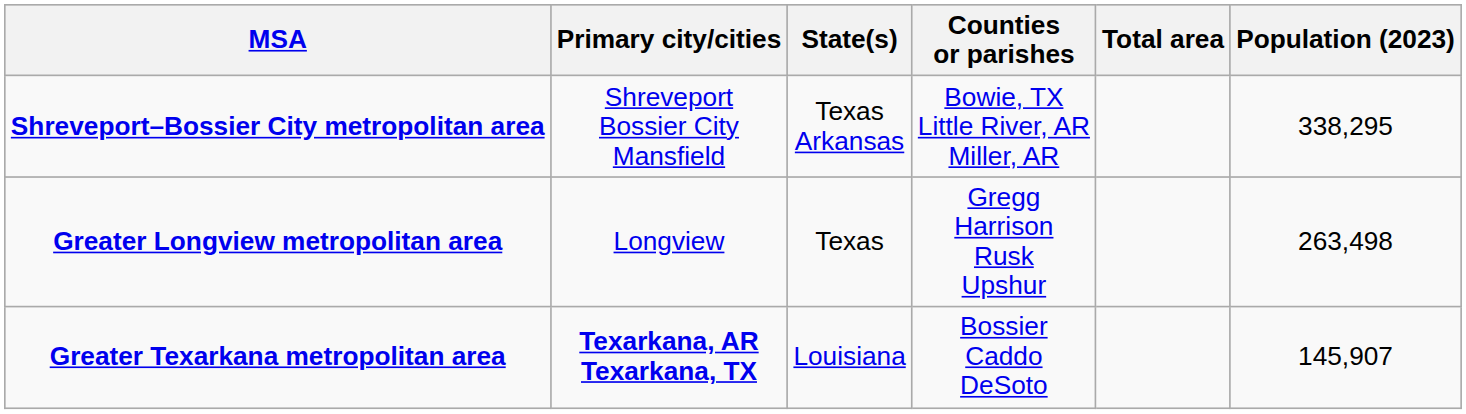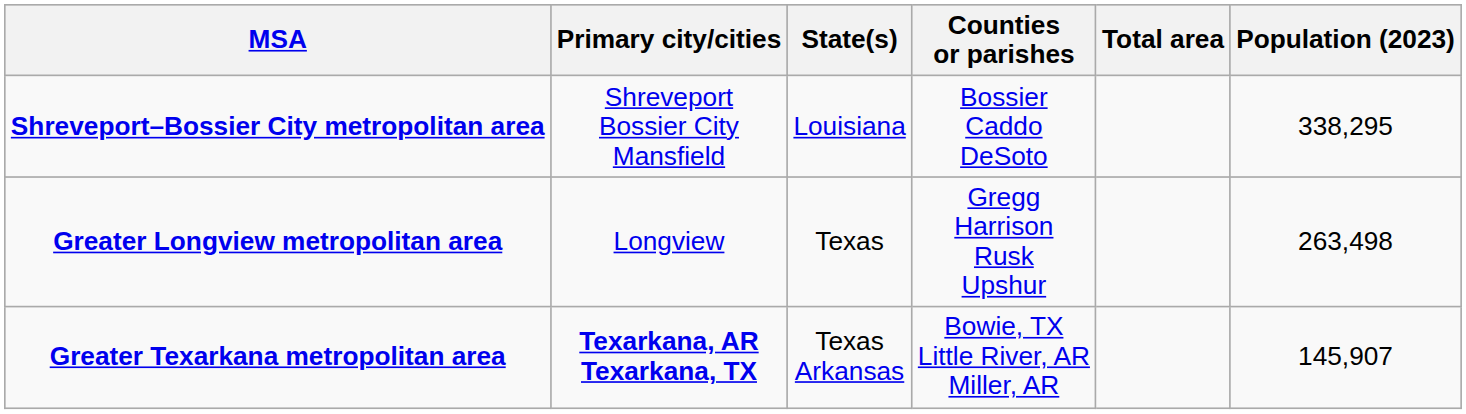(850, 125) Texas Arkansas -> (850, 125) Louisiana
(1004, 125) Bowie, TX Little River, AR Miller, AR -> (1004, 125) Bossier Caddo DeSoto
(850, 356) Louisiana -> (850, 356) Texas Arkansas
(1004, 356) Bossier Caddo DeSoto -> (1004, 356) Bowie, TX Little River, AR Miller, AR
